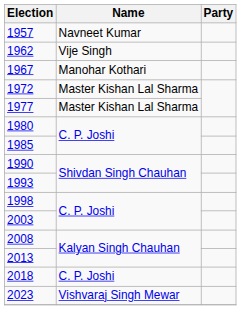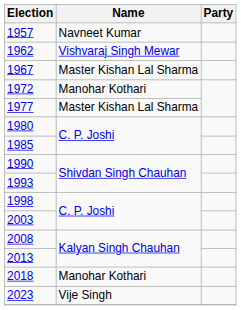(85, 51) Vije Singh -> (119, 51) Vishvaraj Singh Mewar
(102, 70) Manohar Kothari -> (128, 70) Master Kishan Lal Sharma
(128, 88) Master Kishan Lal Sharma -> (102, 88) Manohar Kothari
(86, 276) C. P. Joshi -> (102, 276) Manohar Kothari
(119, 295) Vishvaraj Singh Mewar -> (85, 295) Vije Singh
